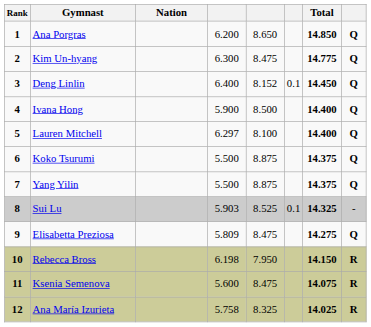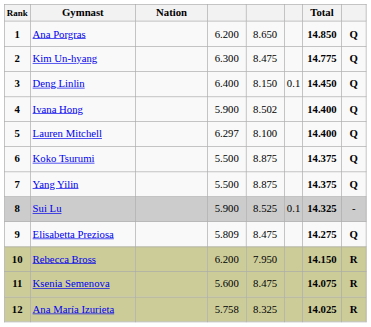(265, 84) 8.152 -> (265, 84) 8.150
(265, 109) 8.500 -> (265, 109) 8.502
(227, 209) 5.903 -> (227, 209) 5.900
(227, 259) 6.198 -> (227, 259) 6.200
